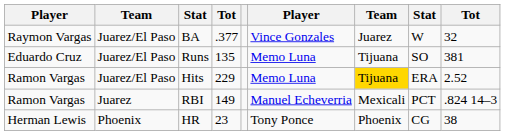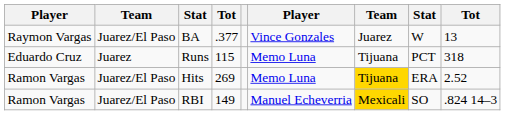(451, 36) 32 -> (451, 36) 13
(136, 57) Juarez/El Paso -> (115, 57) Juarez
(225, 57) 135 -> (225, 57) 115
(420, 57) SO -> (423, 57) PCT
(454, 57) 381 -> (454, 57) 318
(225, 78) 229 -> (225, 78) 269
(115, 99) Juarez -> (136, 99) Juarez/El Paso
(382, 99) no background -> (382, 99) gold background
(423, 99) PCT -> (420, 99) SO
- row: (191, 120)
